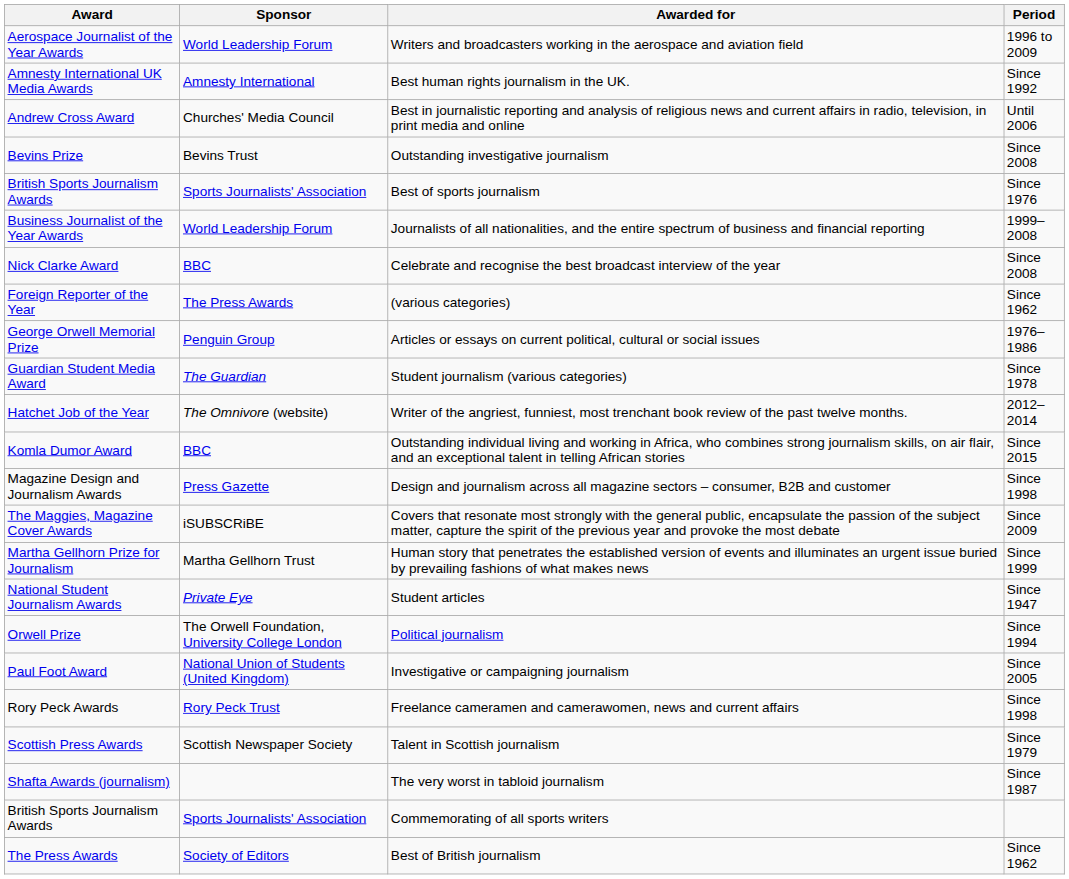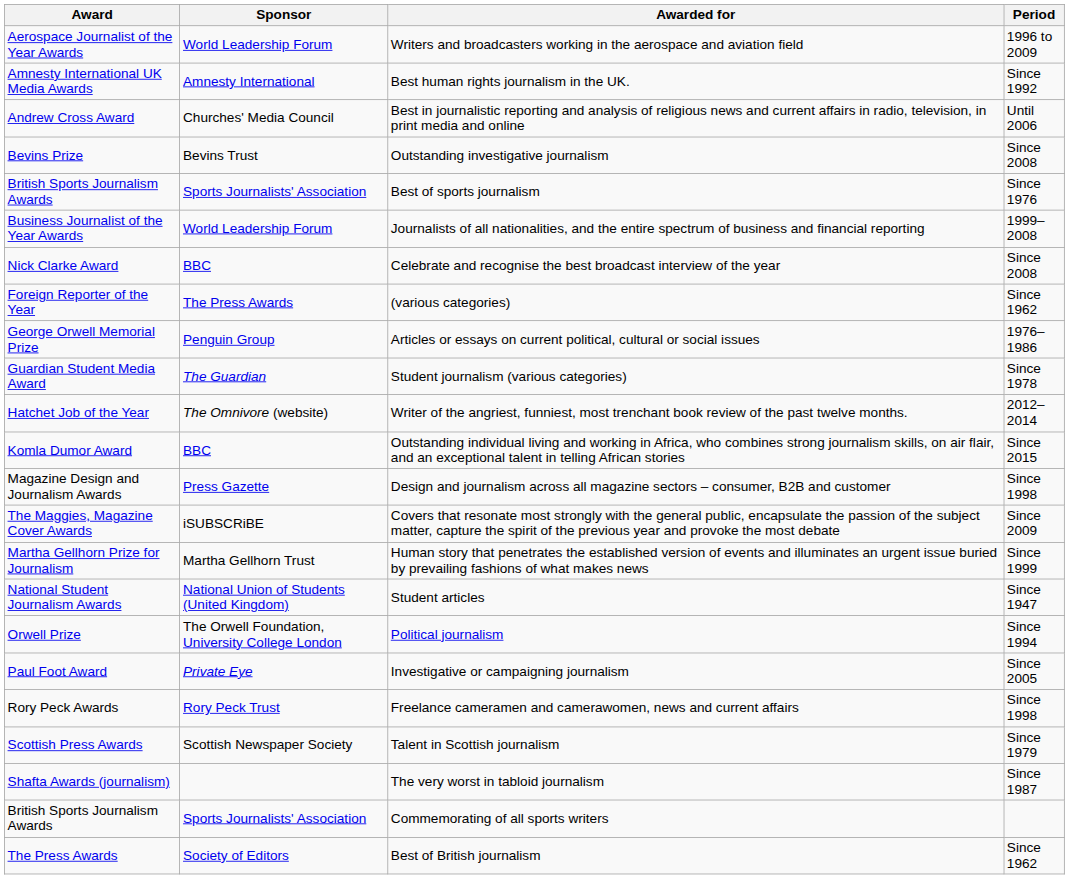(218, 597) Private Eye -> (264, 597) National Union of Students (United Kingdom)
(264, 671) National Union of Students (United Kingdom) -> (218, 671) Private Eye
